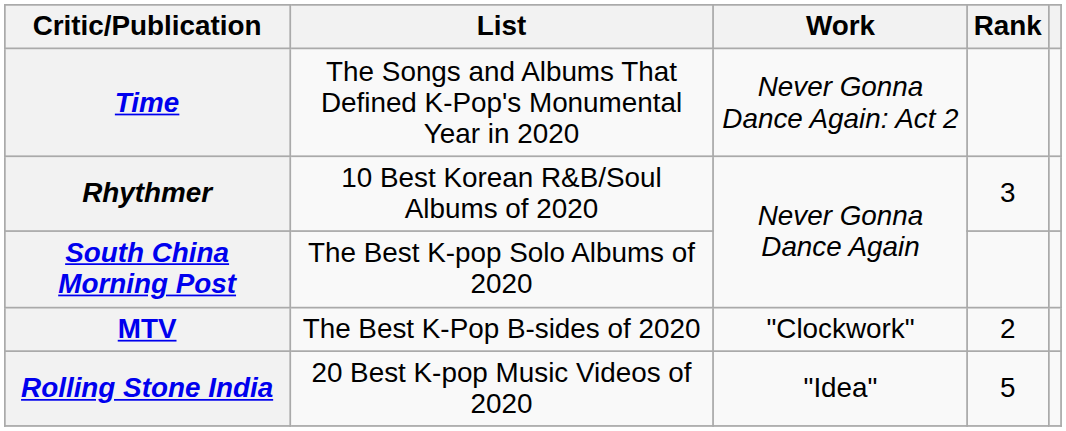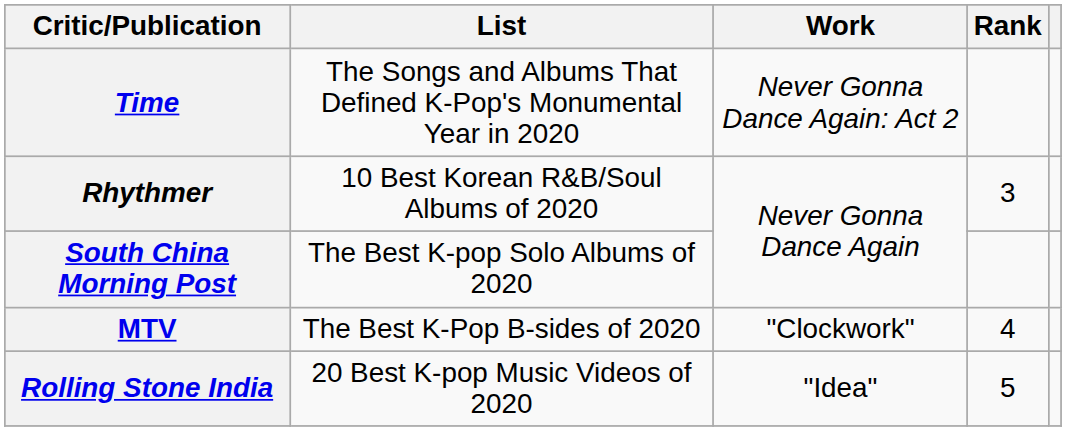(1008, 328) 2 -> (1008, 328) 4
